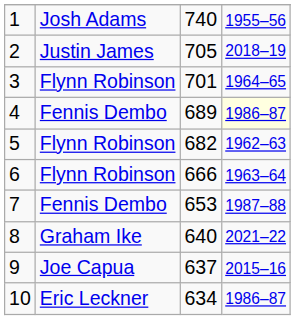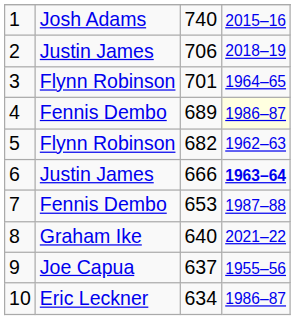(256, 20) 1955–56 -> (256, 20) 2015–16
(201, 50) 705 -> (201, 50) 706
(108, 174) Flynn Robinson -> (97, 174) Justin James
(256, 175) normal -> (256, 175) bold
(256, 268) 2015–16 -> (256, 268) 1955–56
